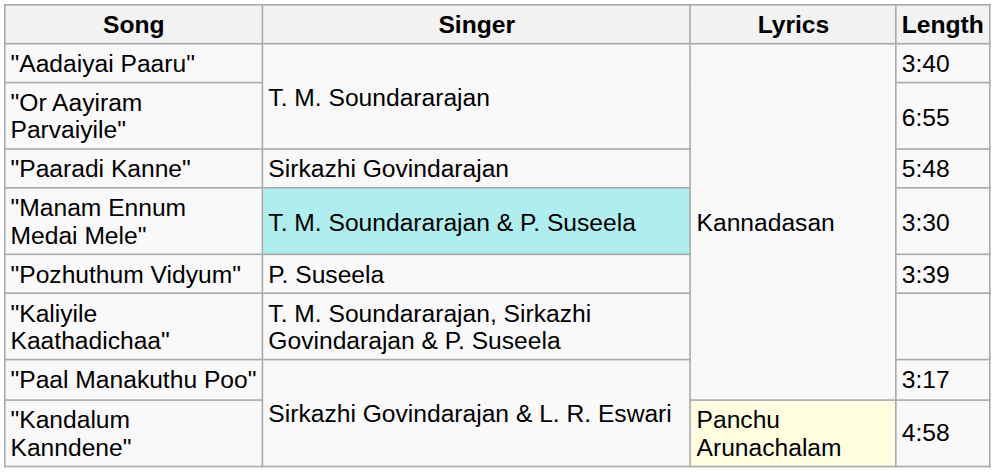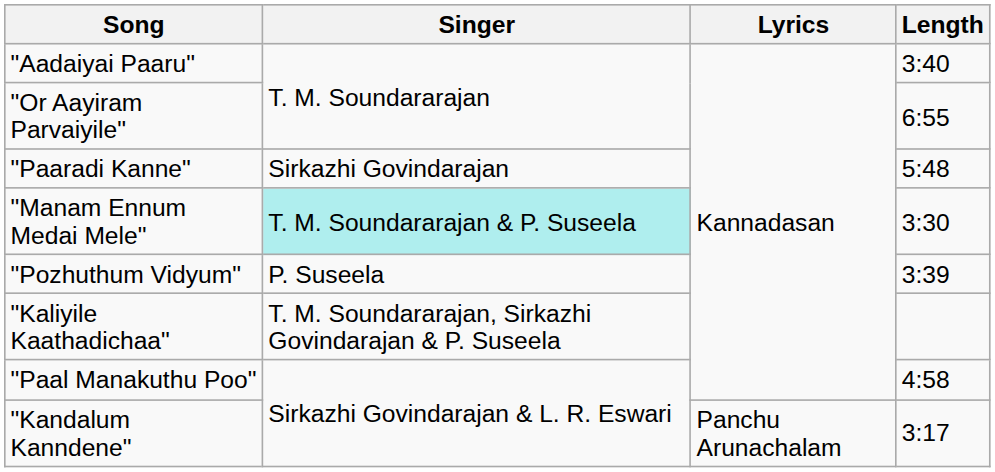(926, 380) 3:17 -> (926, 380) 4:58
(769, 433) lightyellow background -> (769, 433) no background
(926, 433) 4:58 -> (926, 433) 3:17
